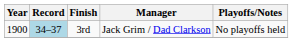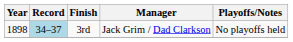(17, 29) 1900 -> (17, 29) 1898
